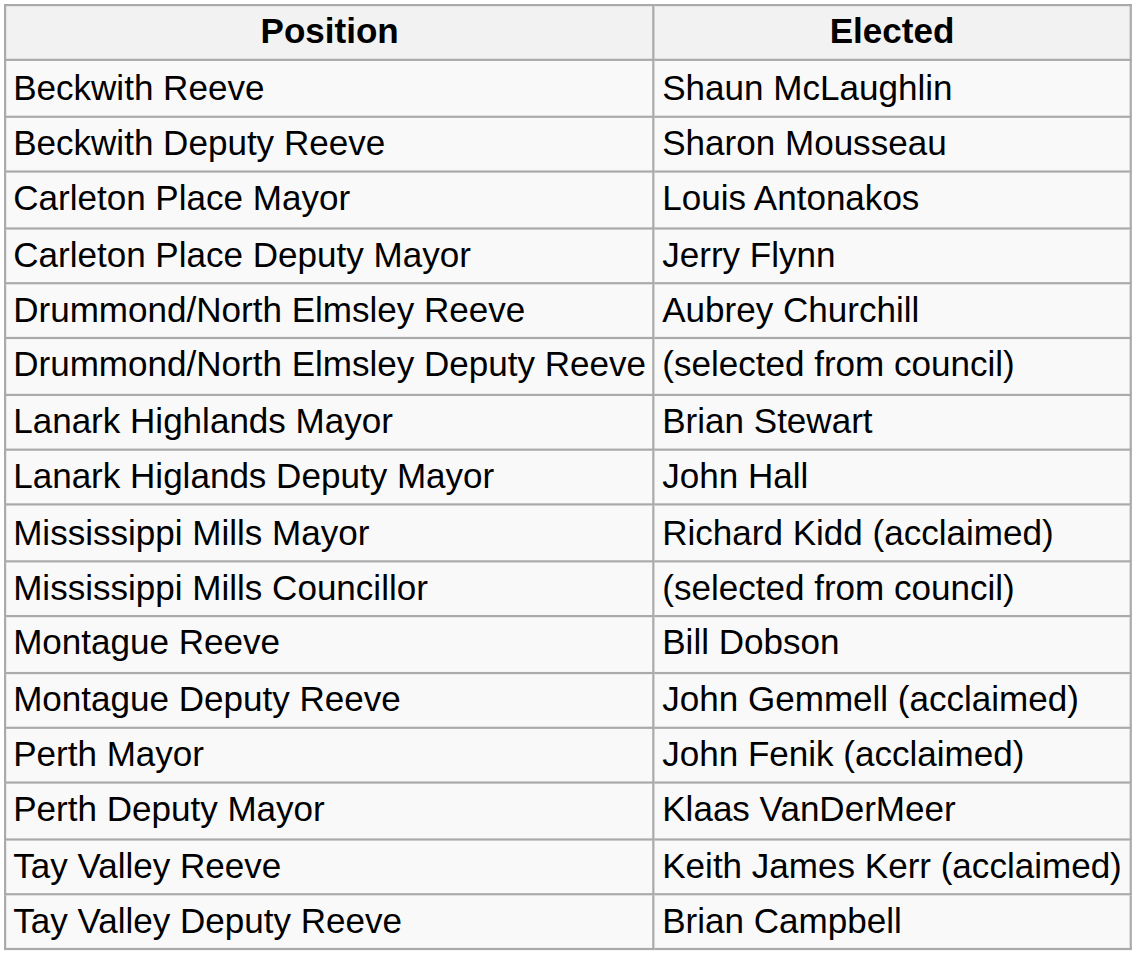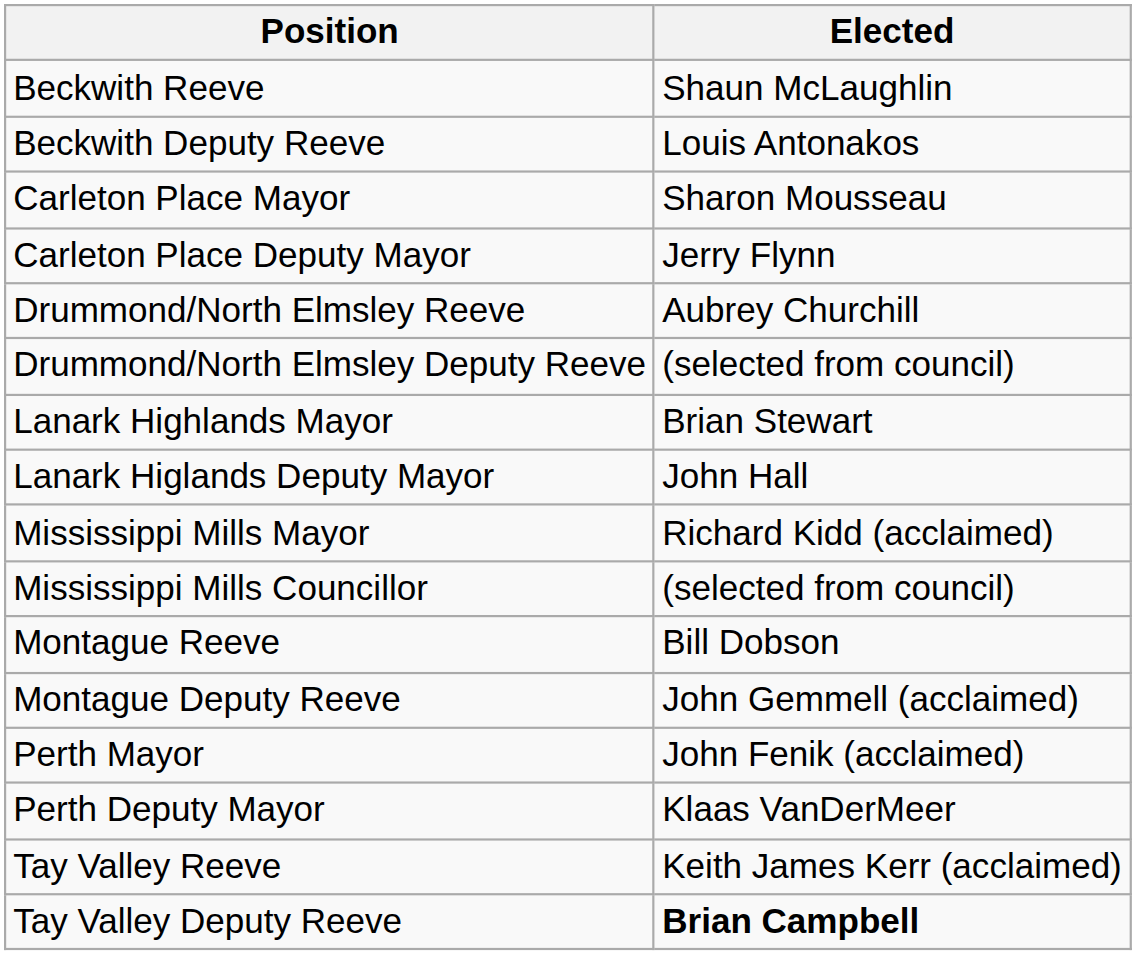(804, 143) Sharon Mousseau -> (791, 143) Louis Antonakos
(791, 198) Louis Antonakos -> (804, 198) Sharon Mousseau
(782, 921) normal -> (791, 921) bold
